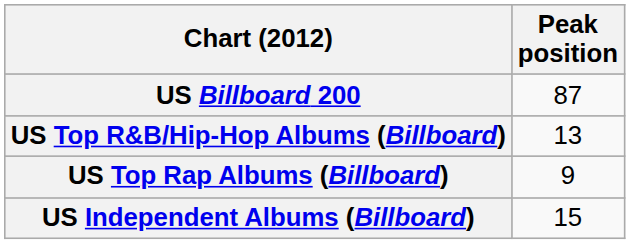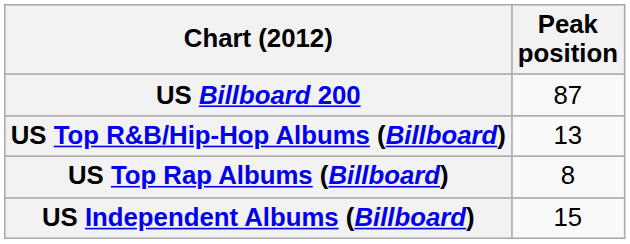(568, 176) 9 -> (568, 176) 8
